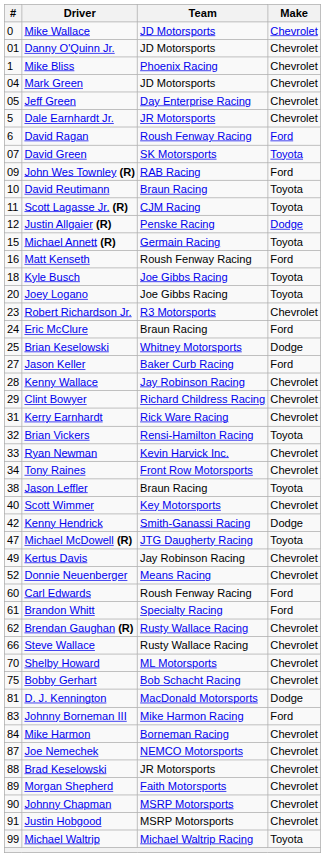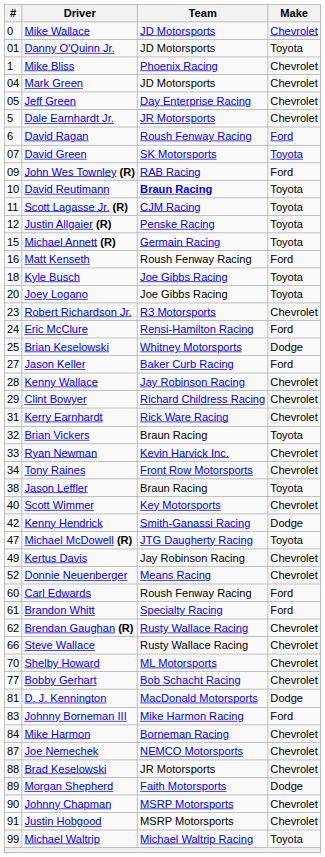(294, 48) Chevrolet -> (287, 48) Toyota
(174, 189) normal -> (176, 189) bold
(287, 224) Dodge -> (287, 224) Toyota
(174, 330) Braun Racing -> (197, 330) Rensi-Hamilton Racing
(197, 435) Rensi-Hamilton Racing -> (174, 435) Braun Racing
(13, 681) 75 -> (13, 681) 77
(294, 786) Chevrolet -> (287, 786) Dodge
